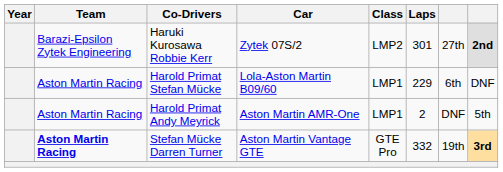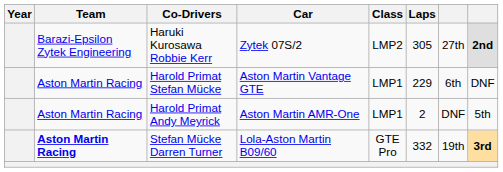(422, 45) 301 -> (422, 45) 305
(285, 83) Lola-Aston Martin B09/60 -> (295, 83) Aston Martin Vantage GTE
(295, 146) Aston Martin Vantage GTE -> (285, 146) Lola-Aston Martin B09/60
